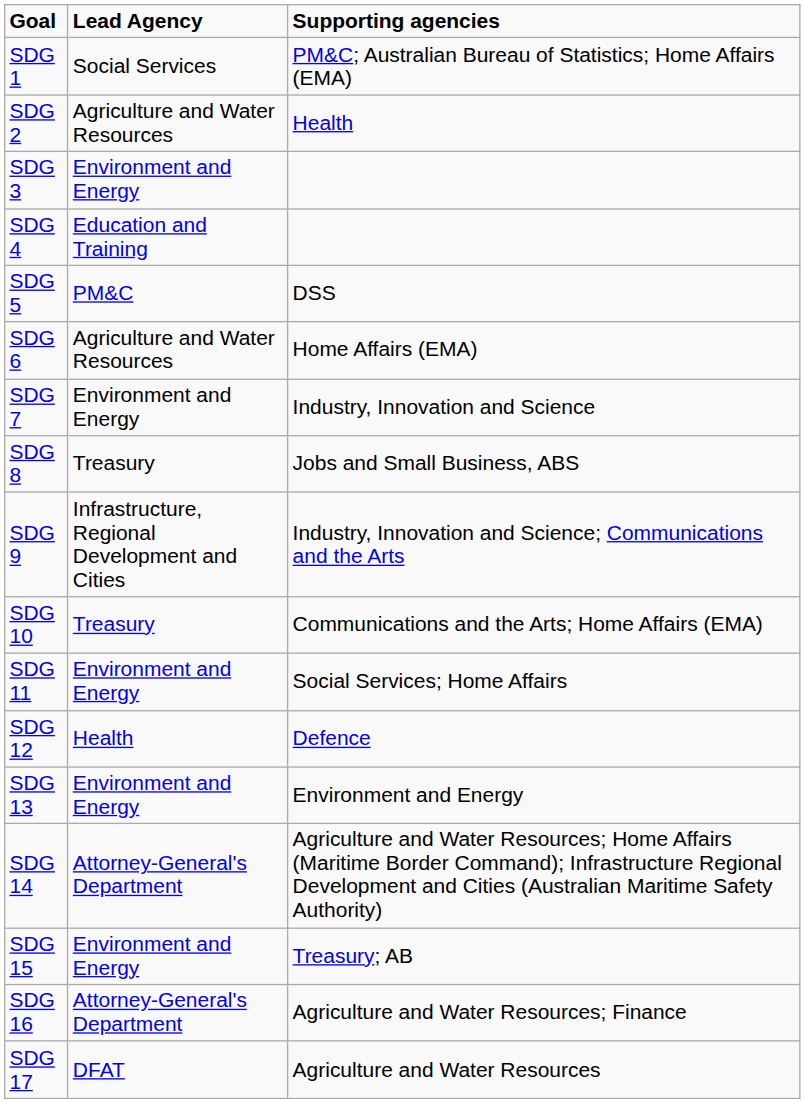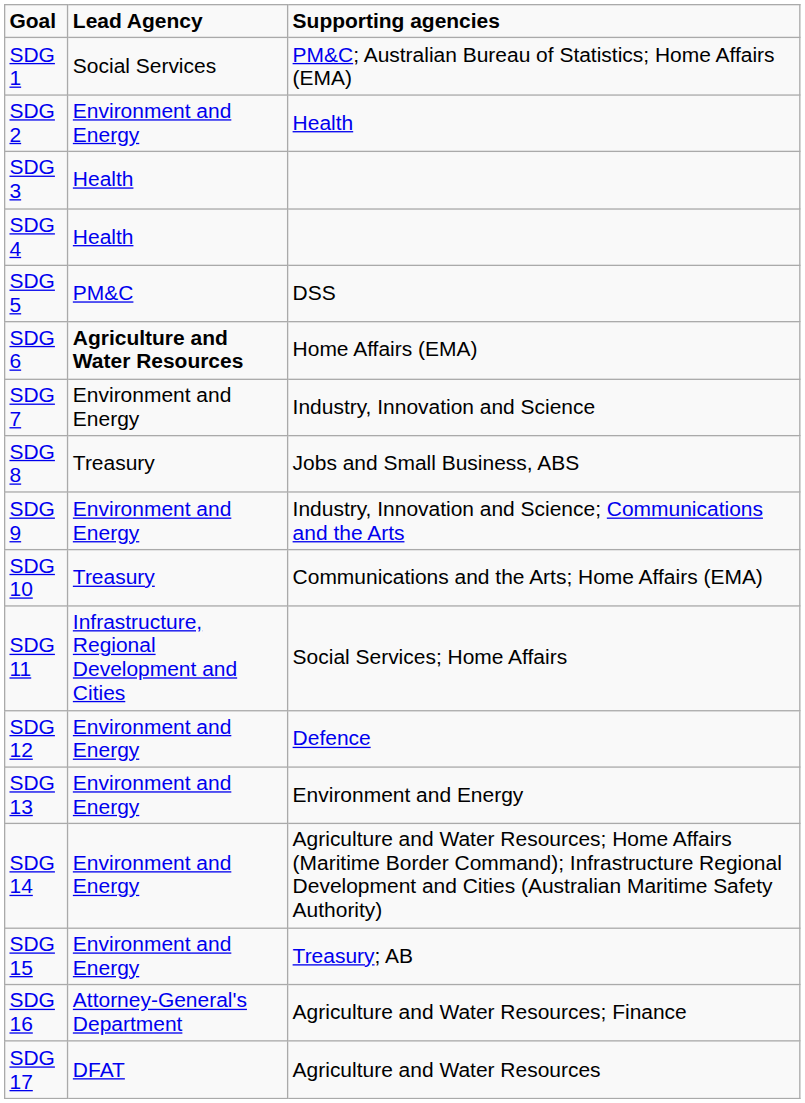(174, 122) Agriculture and Water Resources -> (152, 122) Environment and Energy
(152, 179) Environment and Energy -> (103, 179) Health
(140, 236) Education and Training -> (103, 236) Health
(174, 350) normal -> (158, 350) bold
(155, 544) Infrastructure, Regional Development and Cities -> (152, 520) Environment and Energy
(152, 681) Environment and Energy -> (155, 657) Infrastructure, Regional Development and Cities
(103, 738) Health -> (152, 738) Environment and Energy
(160, 875) Attorney-General's Department -> (152, 875) Environment and Energy
